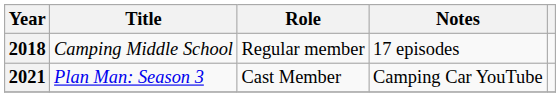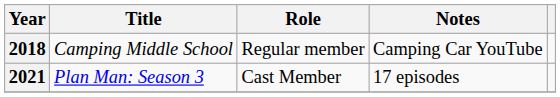(416, 48) 17 episodes -> (458, 48) Camping Car YouTube
(458, 77) Camping Car YouTube -> (416, 77) 17 episodes
